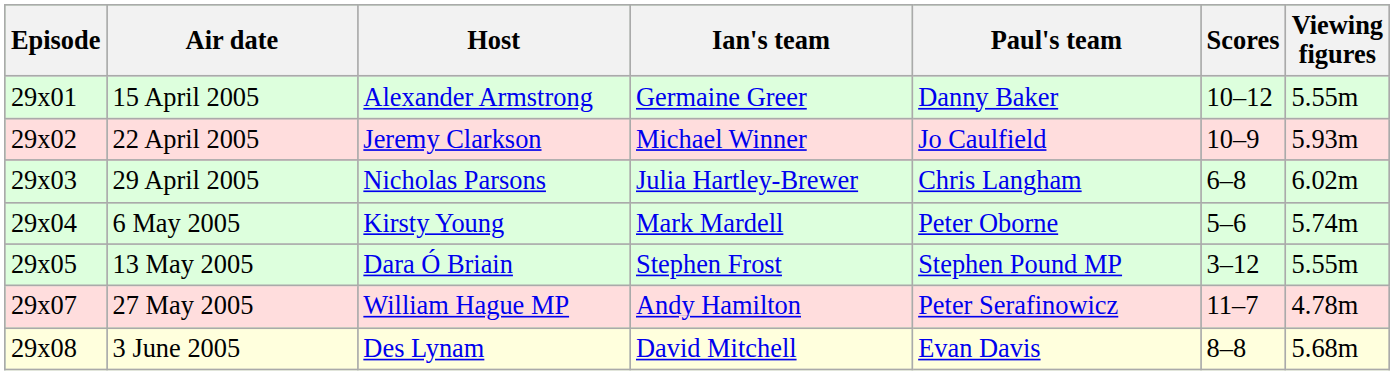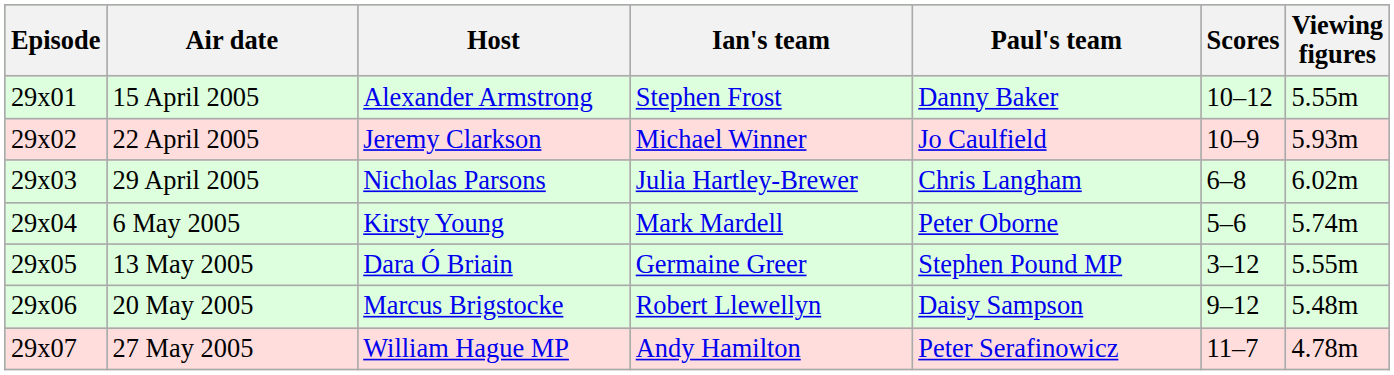(721, 97) Germaine Greer -> (709, 97) Stephen Frost
(709, 264) Stephen Frost -> (721, 264) Germaine Greer
+ row: (183, 306)
- row: (176, 348)
